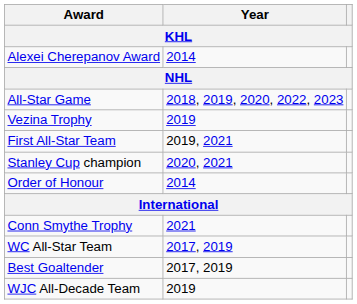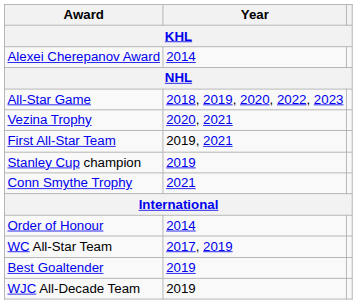(181, 120) 2019 -> (199, 120) 2020, 2021
(199, 162) 2020, 2021 -> (181, 162) 2019
rows swapped: (70, 225) <-> (55, 183)
(199, 267) 2017, 2019 -> (181, 267) 2019
